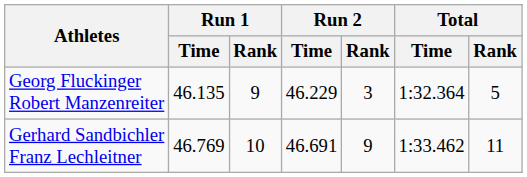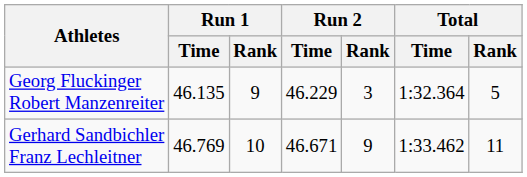(312, 146) 46.691 -> (312, 146) 46.671
